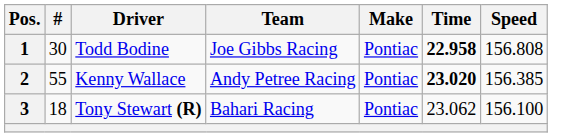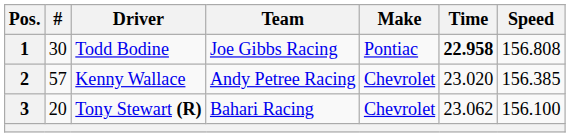(58, 79) 55 -> (58, 79) 57
(391, 79) Pontiac -> (400, 79) Chevrolet
(451, 79) bold -> (468, 79) normal
(58, 109) 18 -> (58, 109) 20
(391, 109) Pontiac -> (400, 109) Chevrolet
